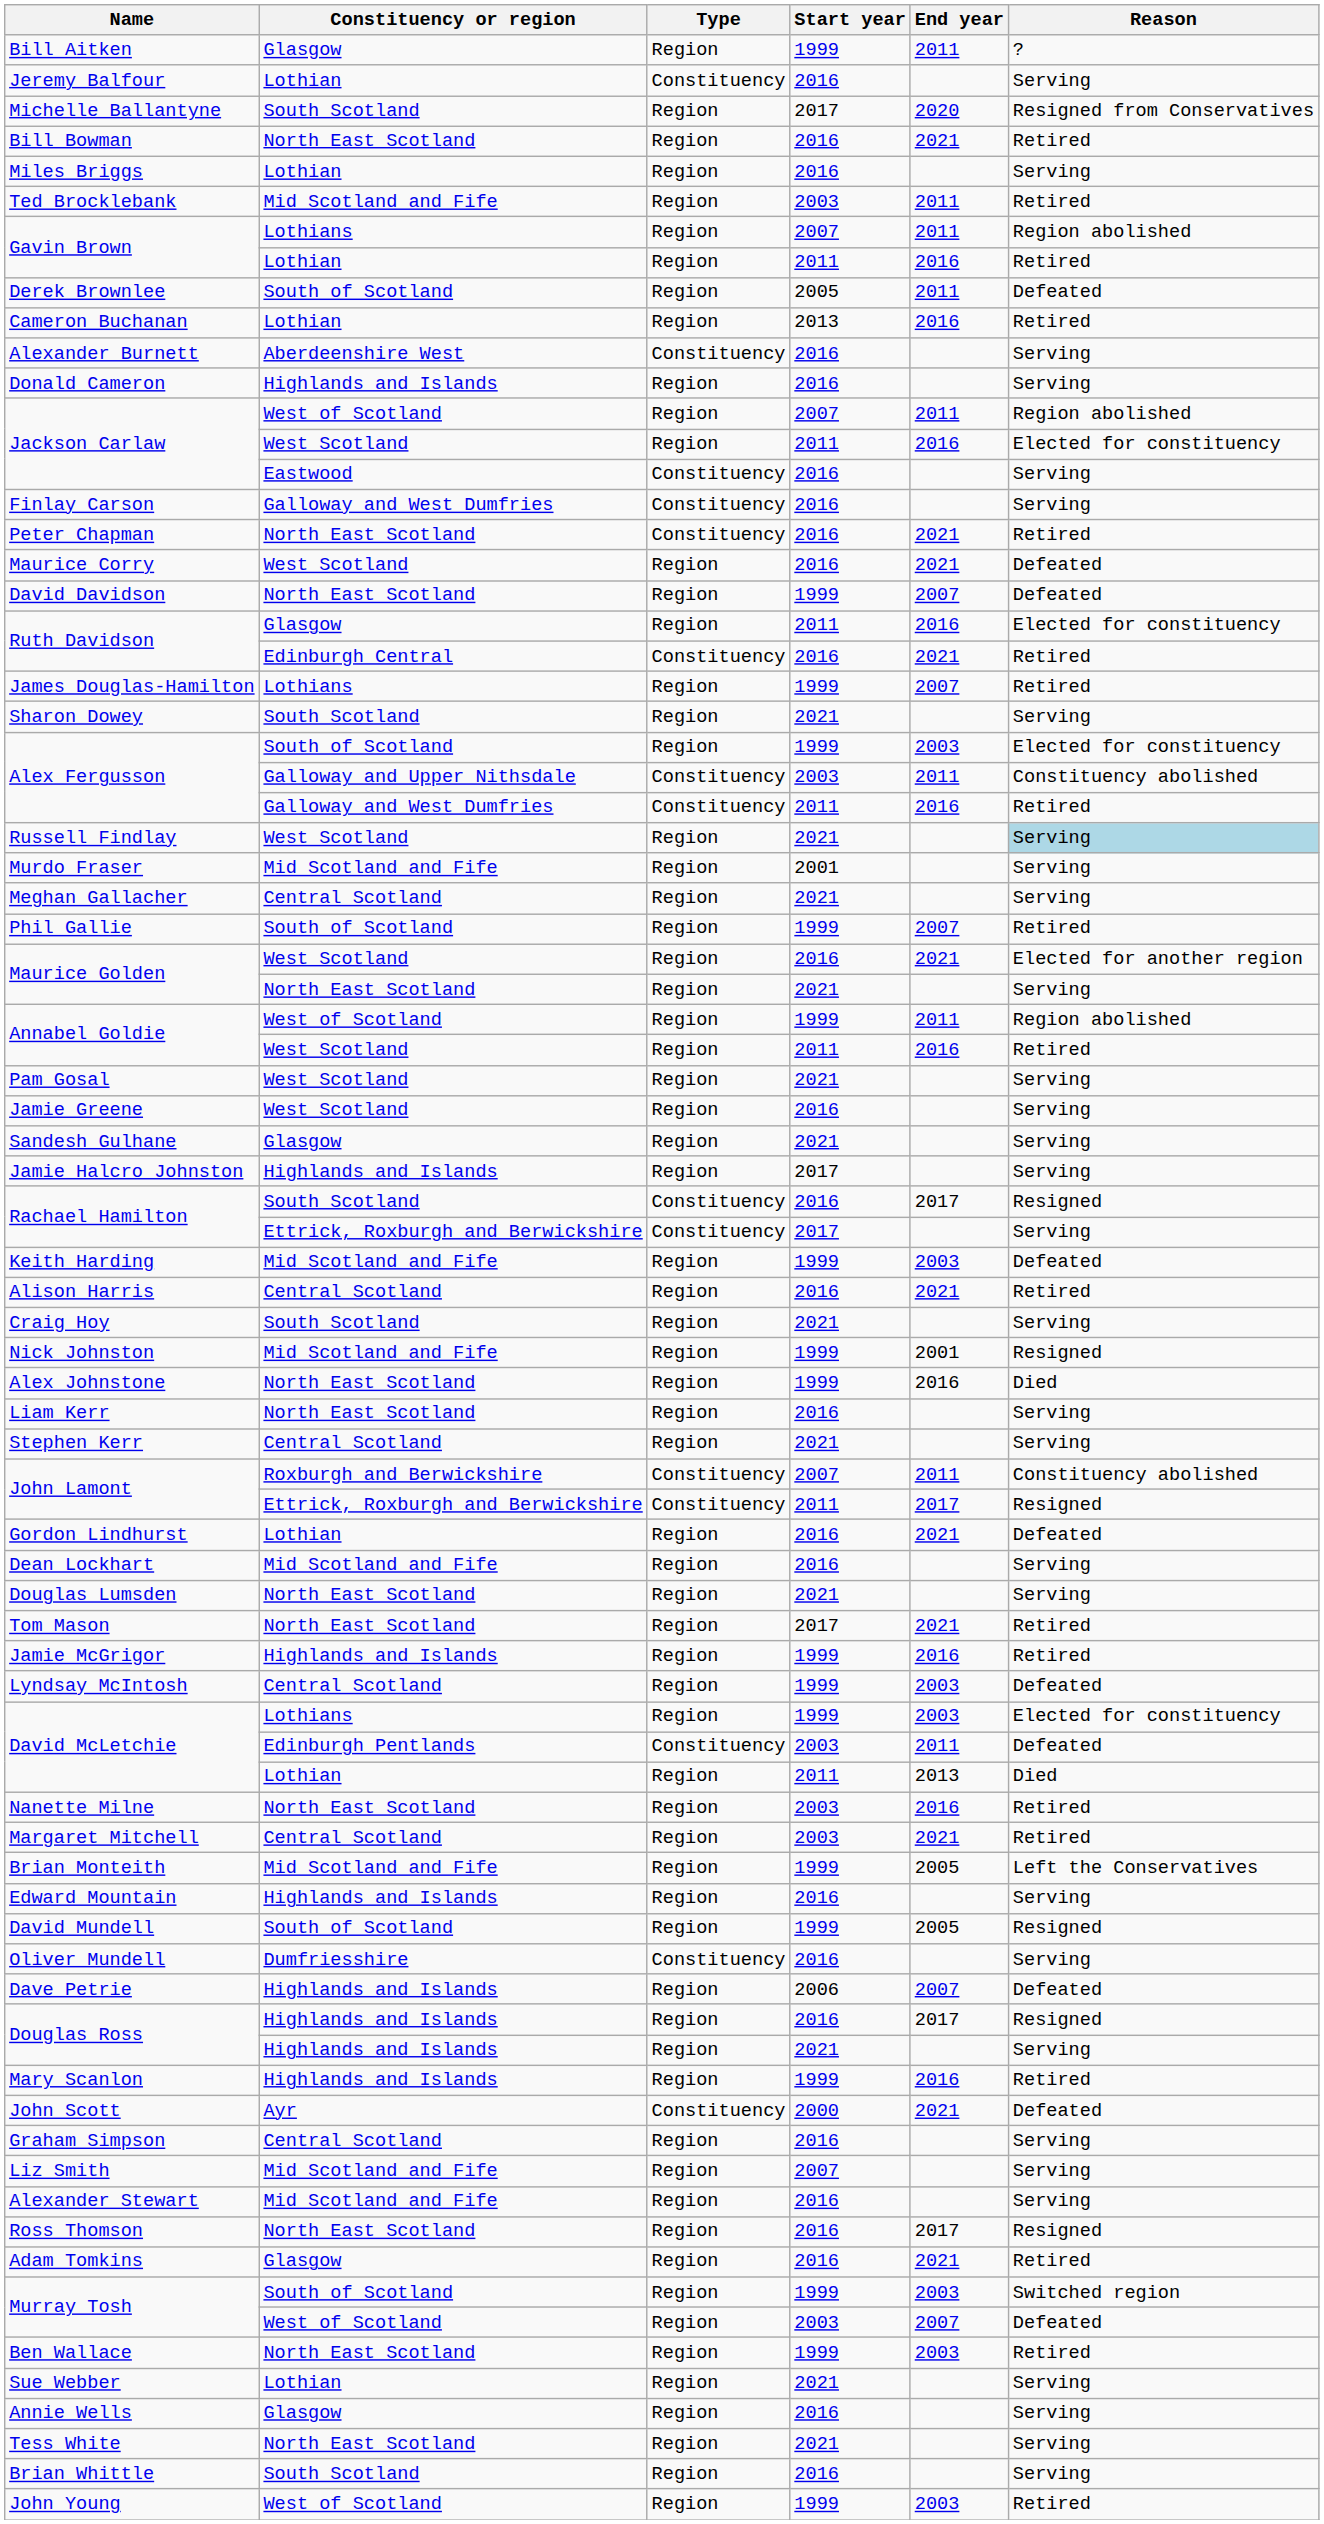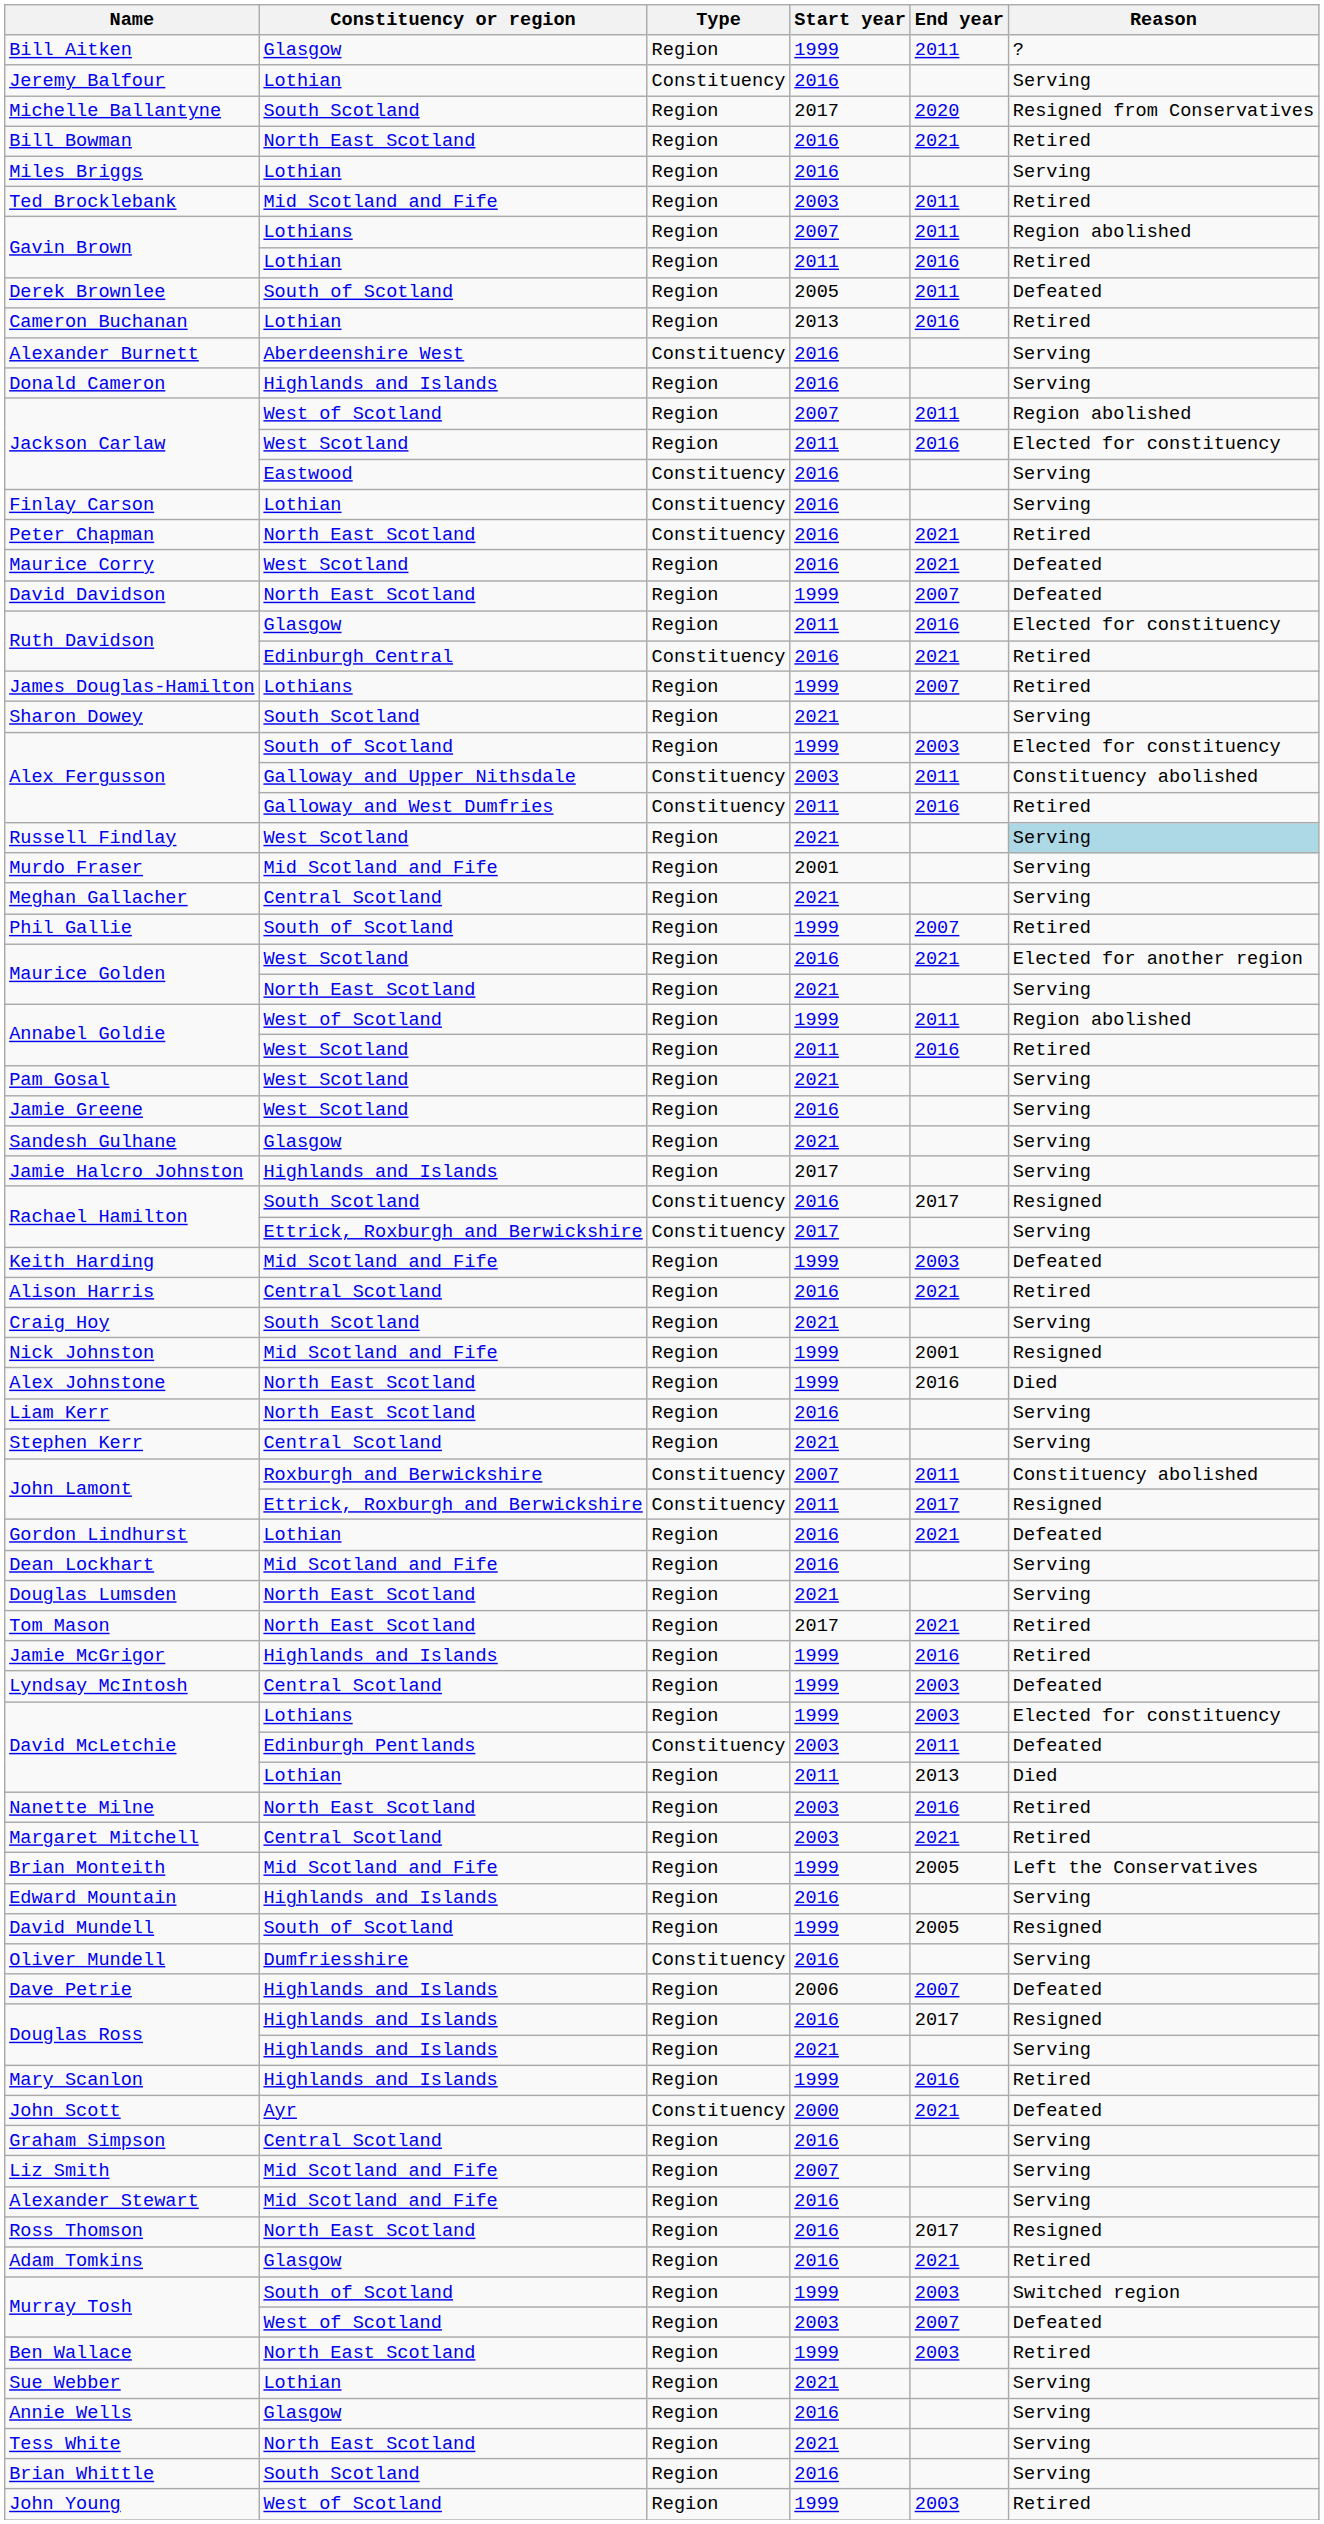(408, 505) Galloway and West Dumfries -> (302, 505) Lothian
